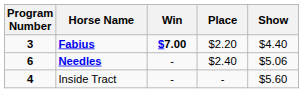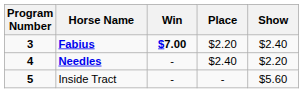(273, 44) $4.40 -> (273, 44) $2.40
(30, 62) 6 -> (30, 62) 4
(273, 62) $5.06 -> (273, 62) $2.20
(30, 79) 4 -> (30, 79) 5
